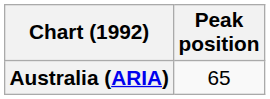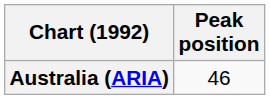(219, 77) 65 -> (219, 77) 46
